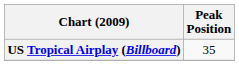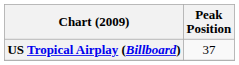(209, 49) 35 -> (209, 49) 37
